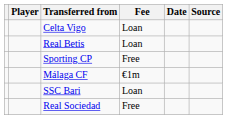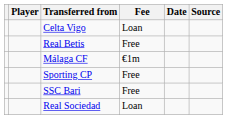(132, 43) Loan -> (131, 43) Free
rows swapped: (68, 59) <-> (65, 75)
(132, 91) Loan -> (131, 91) Free
(131, 106) Free -> (132, 106) Loan
